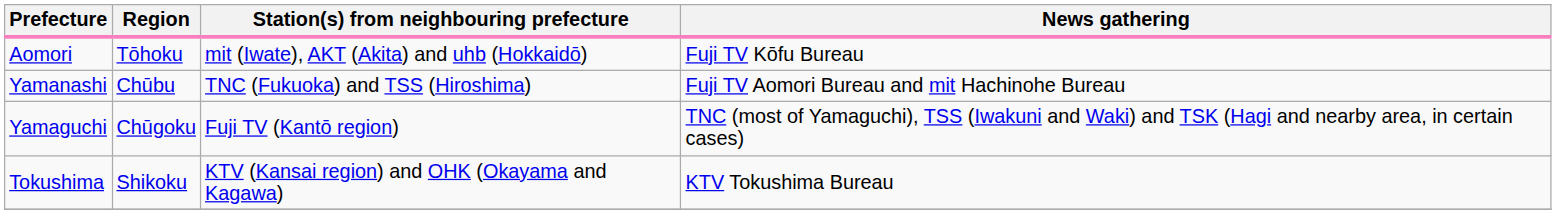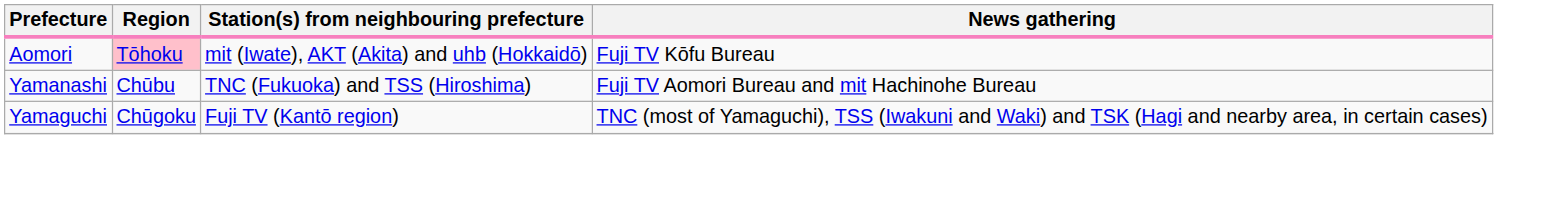(150, 54) no background -> (150, 54) pink background
- row: (57, 182)
